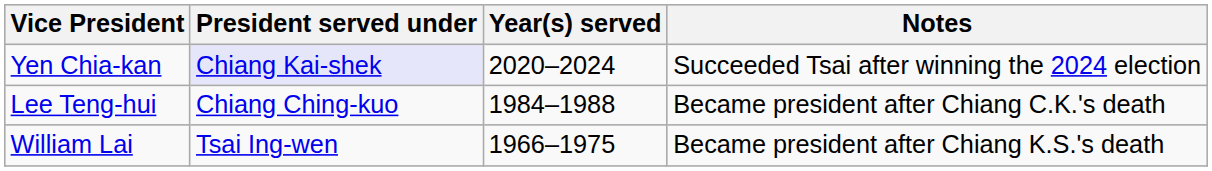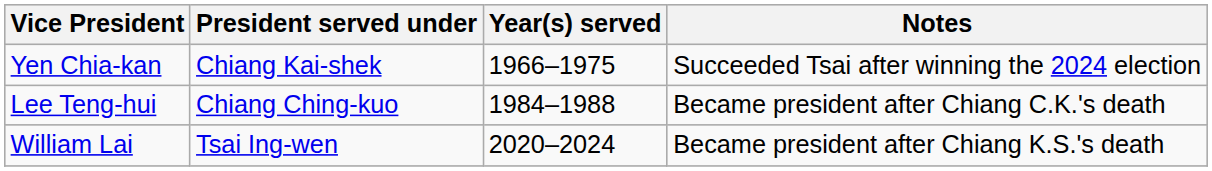(289, 64) lavender background -> (289, 64) no background
(552, 64) 2020–2024 -> (552, 64) 1966–1975
(552, 144) 1966–1975 -> (552, 144) 2020–2024
